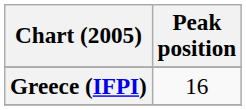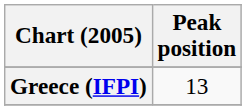(197, 85) 16 -> (197, 85) 13
